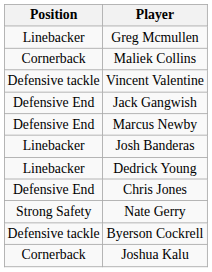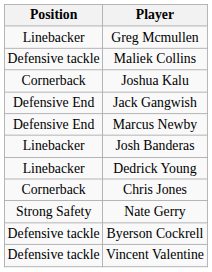(54, 59) Cornerback -> (54, 59) Defensive tackle
rows swapped: (155, 80) <-> (155, 255)
(54, 189) Defensive End -> (54, 189) Cornerback
